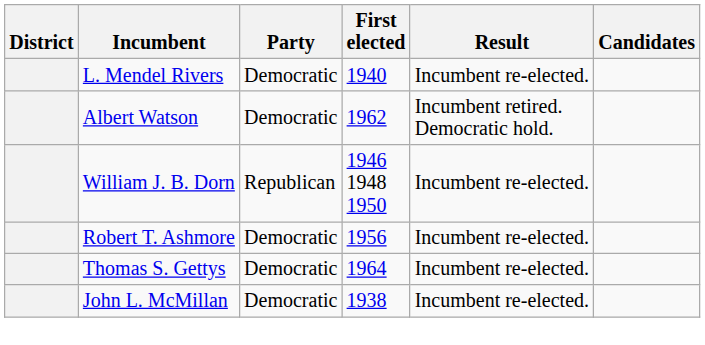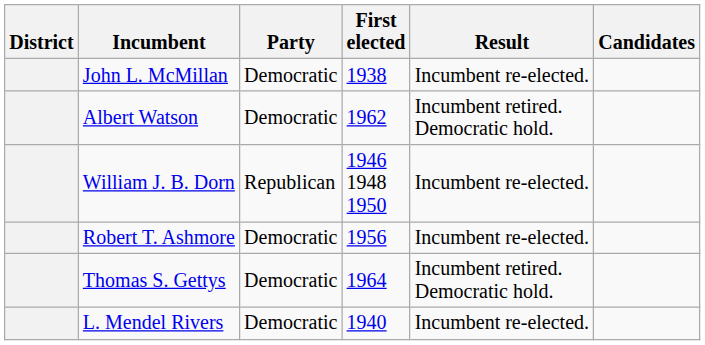rows swapped: (153, 74) <-> (155, 300)
(502, 268) Incumbent re-elected. -> (489, 280) Incumbent retired. Democratic hold.
